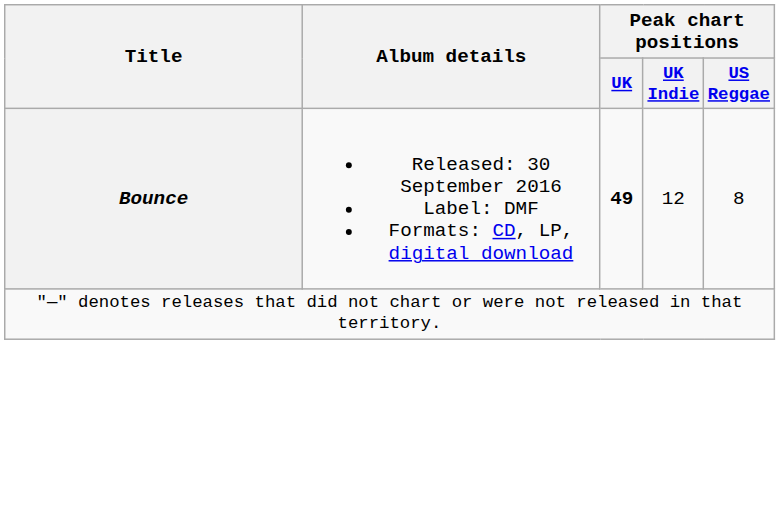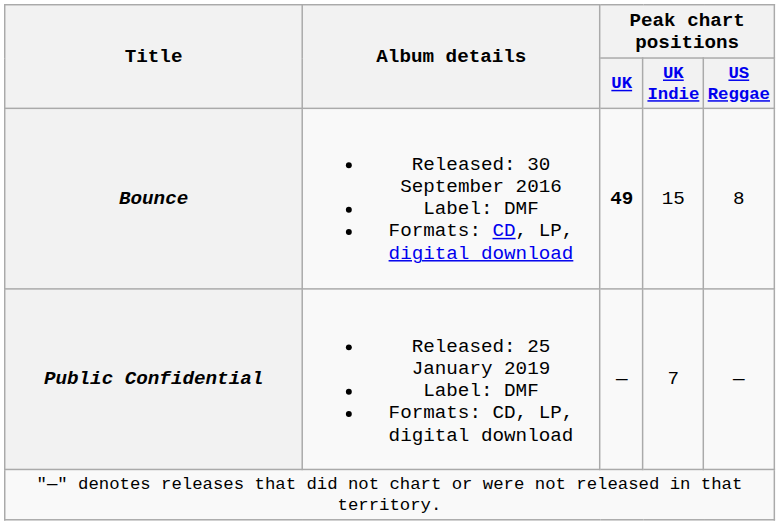(673, 199) 12 -> (673, 199) 15
+ row: (154, 379)
